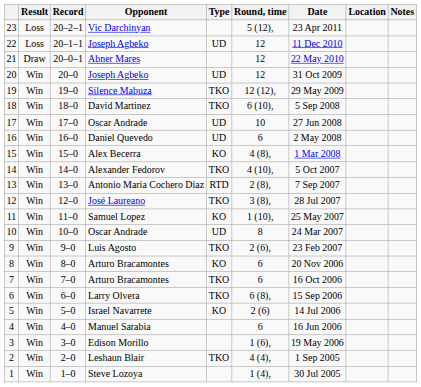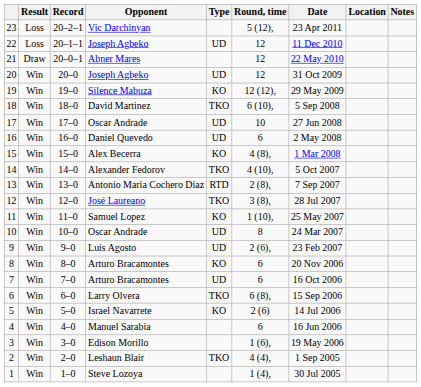(219, 91) TKO -> (219, 91) KO
(219, 248) TKO -> (219, 248) UD
(219, 279) TKO -> (219, 279) UD
